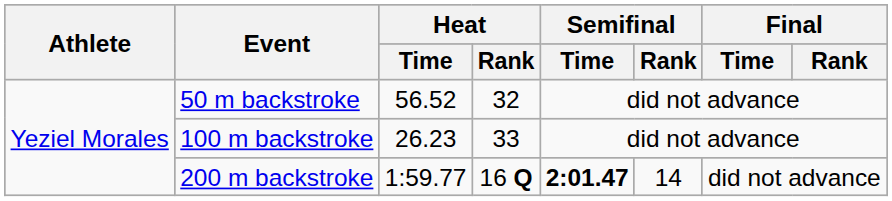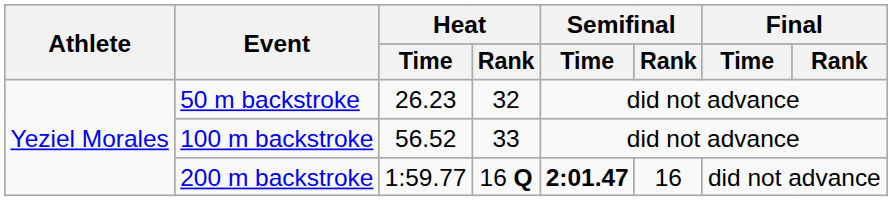(426, 100) 56.52 -> (426, 100) 26.23
(426, 138) 26.23 -> (426, 138) 56.52
(668, 177) 14 -> (668, 177) 16
